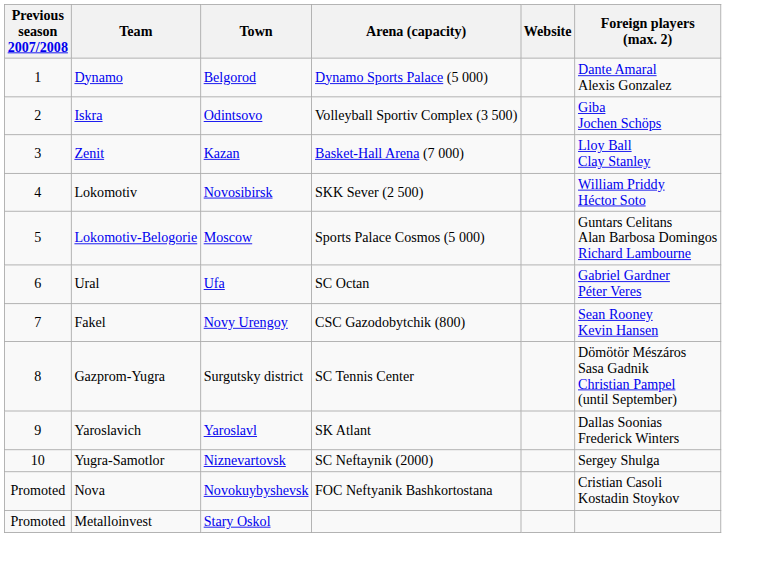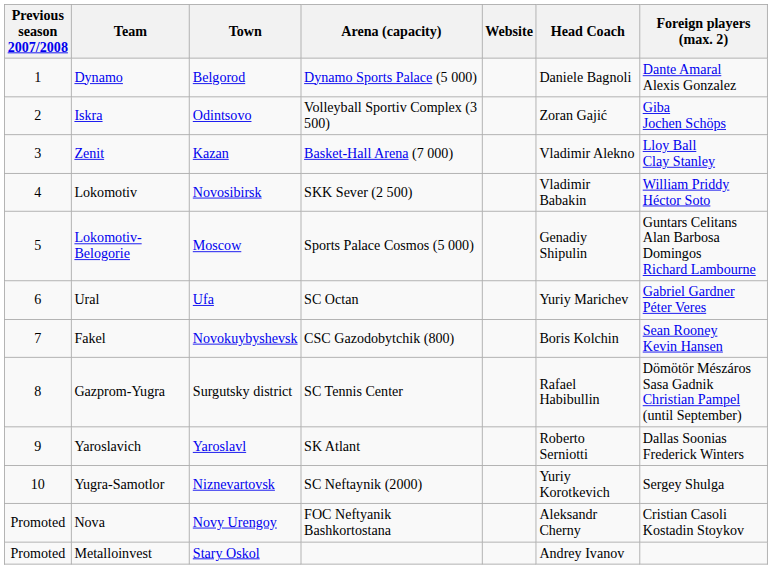+ column: (588, 31)
(246, 322) Novy Urengoy -> (245, 338) Novokuybyshevsk
(256, 490) Novokuybyshevsk -> (235, 522) Novy Urengoy
